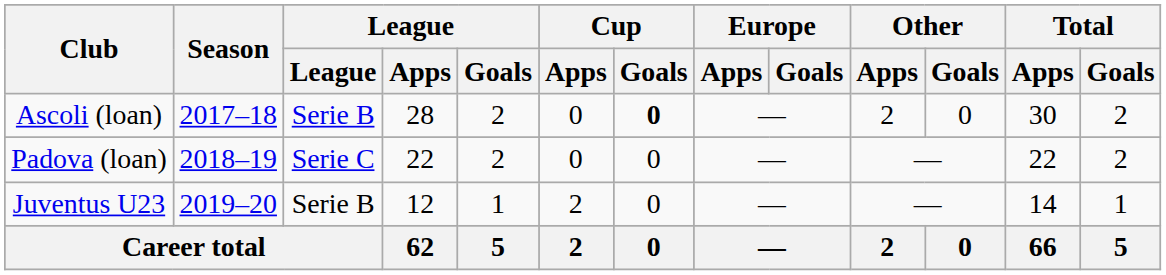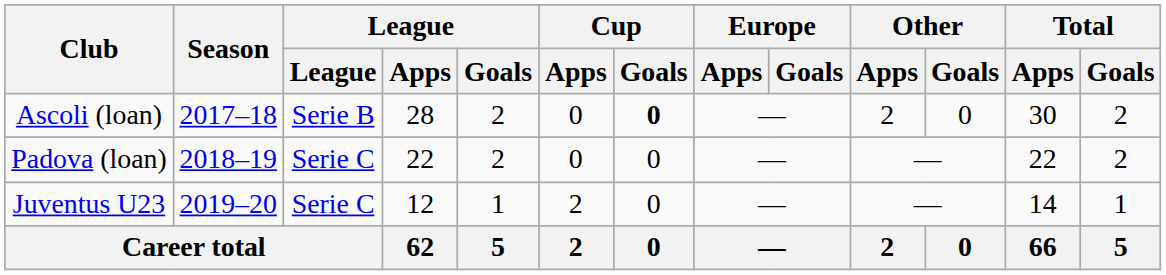(333, 203) Serie B -> (333, 203) Serie C
